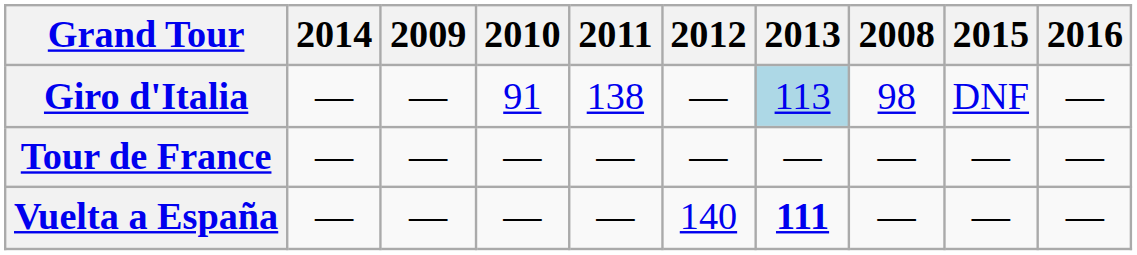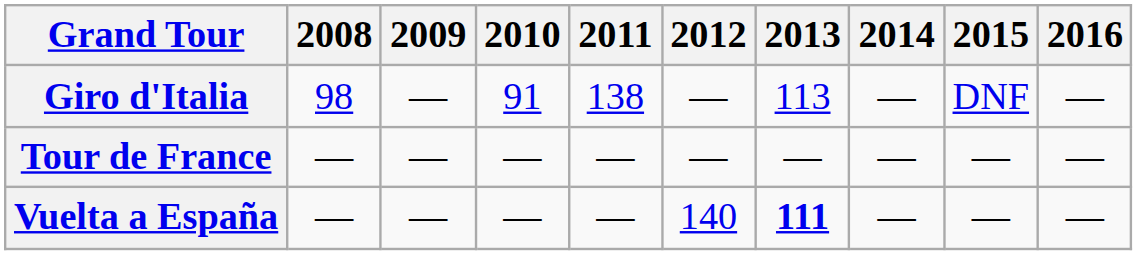columns swapped: (897, 34) <-> (334, 34)
(803, 95) lightblue background -> (803, 95) no background
